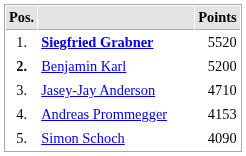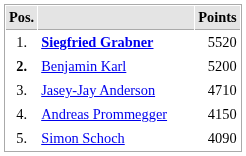(222, 114) 4153 -> (222, 114) 4150
